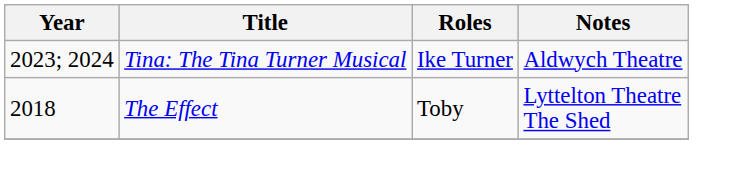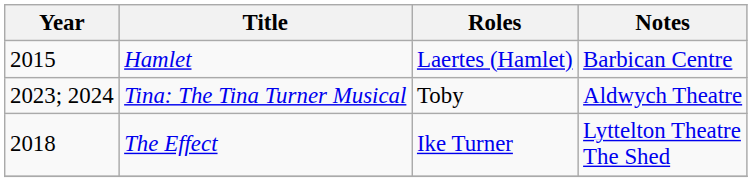+ row: (158, 58)
(465, 58) Ike Turner -> (440, 95) Toby
(440, 108) Toby -> (465, 144) Ike Turner
